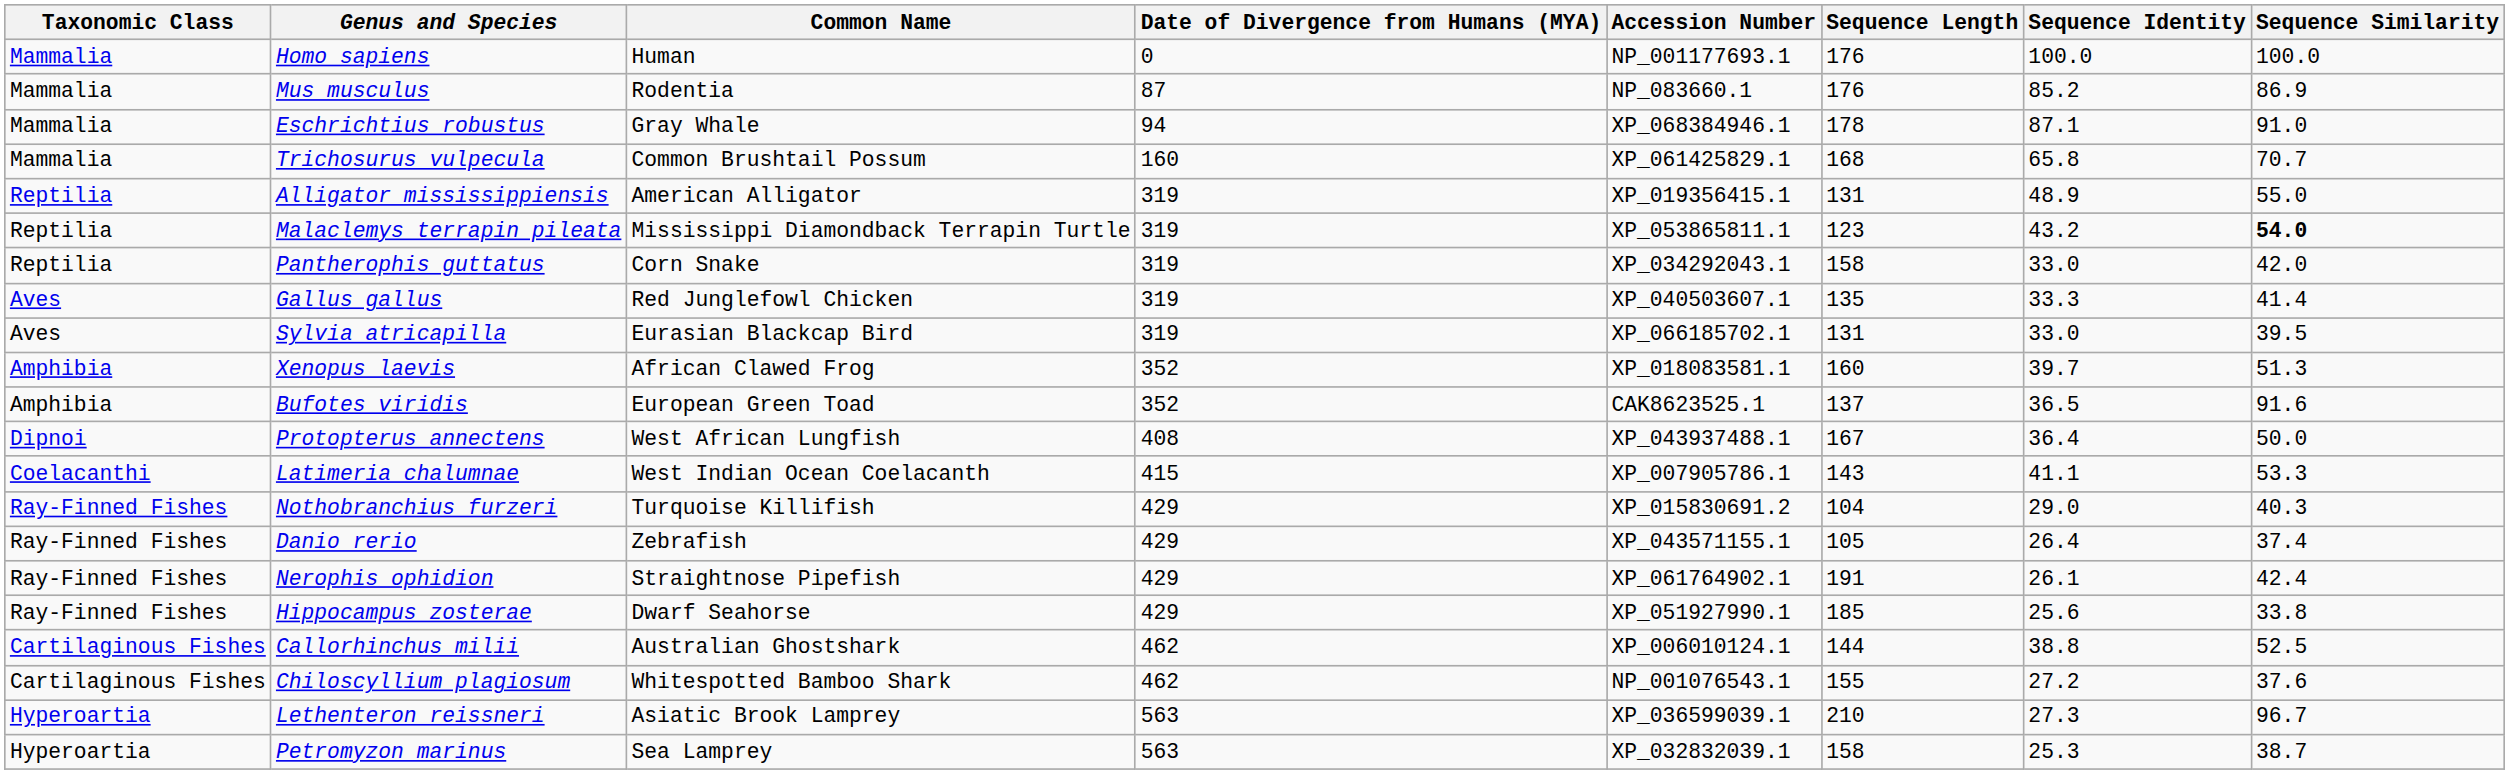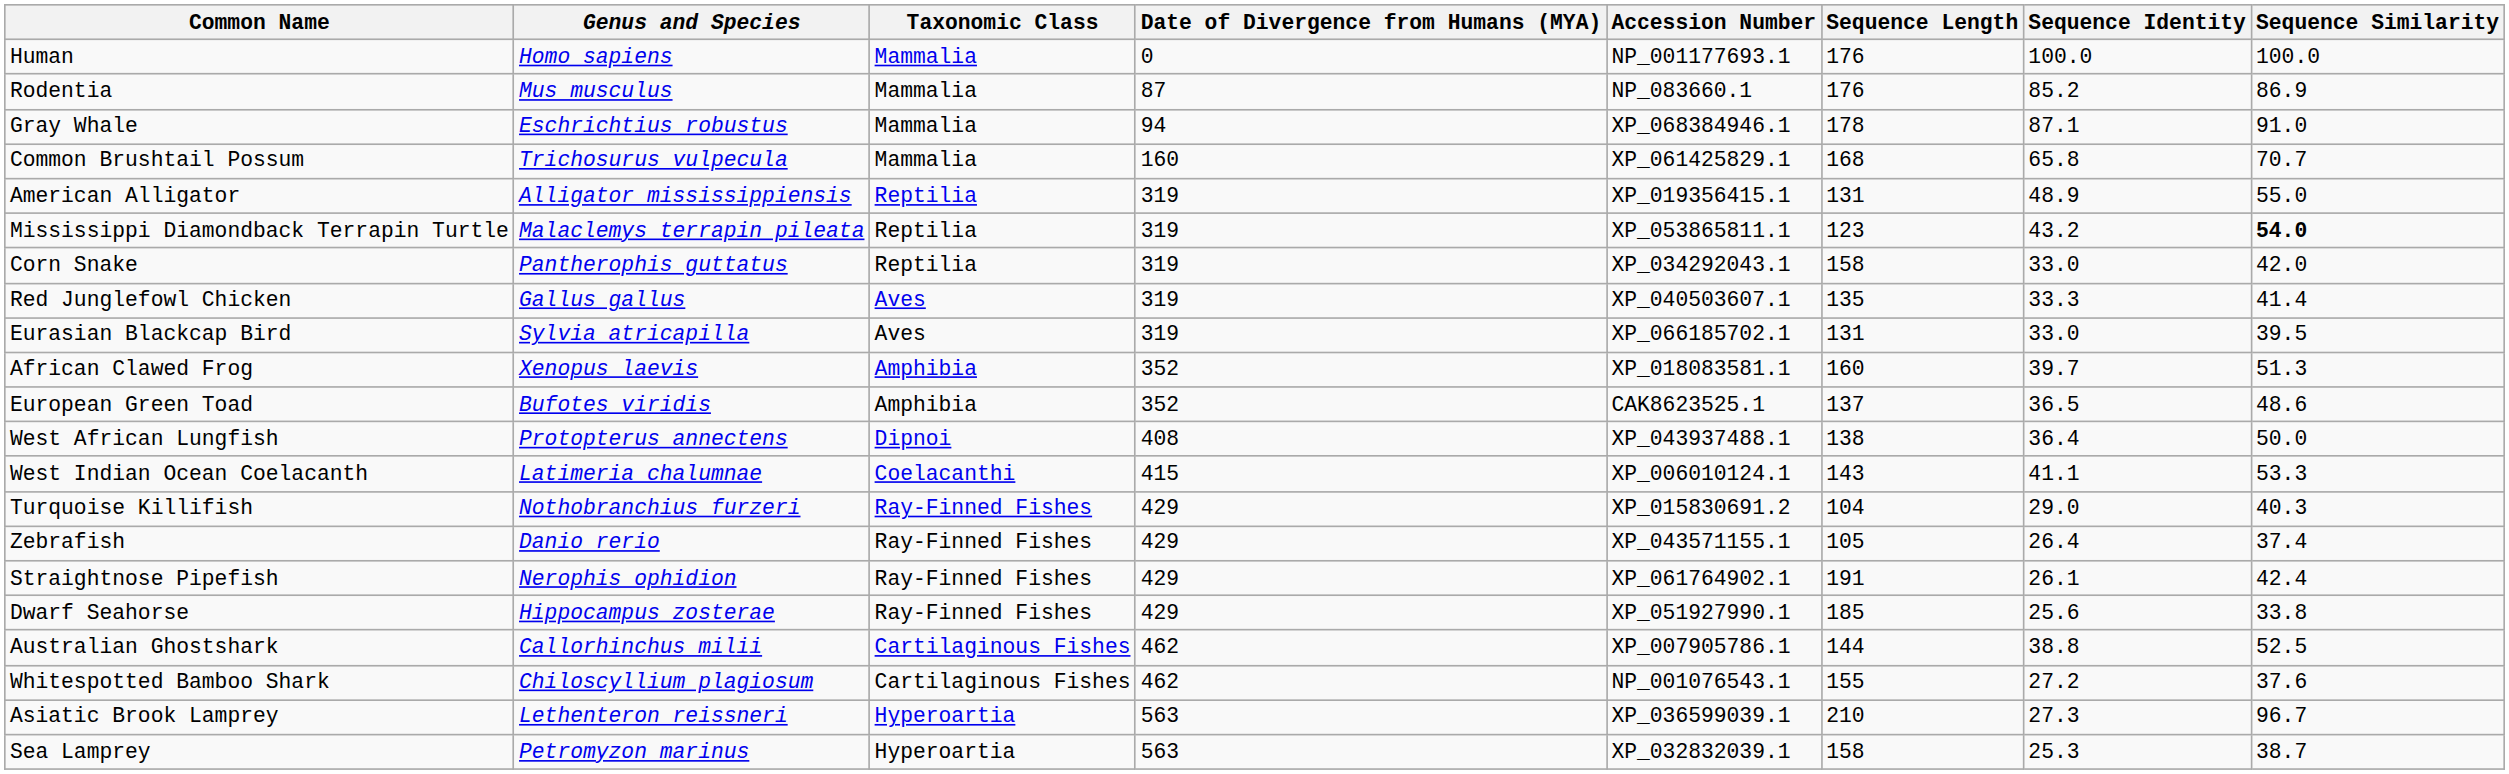columns swapped: (138, 22) <-> (881, 22)
(2282, 404) 91.6 -> (2282, 404) 48.6
(1845, 439) 167 -> (1845, 439) 138
(1701, 474) XP_007905786.1 -> (1701, 474) XP_006010124.1
(1701, 648) XP_006010124.1 -> (1701, 648) XP_007905786.1
